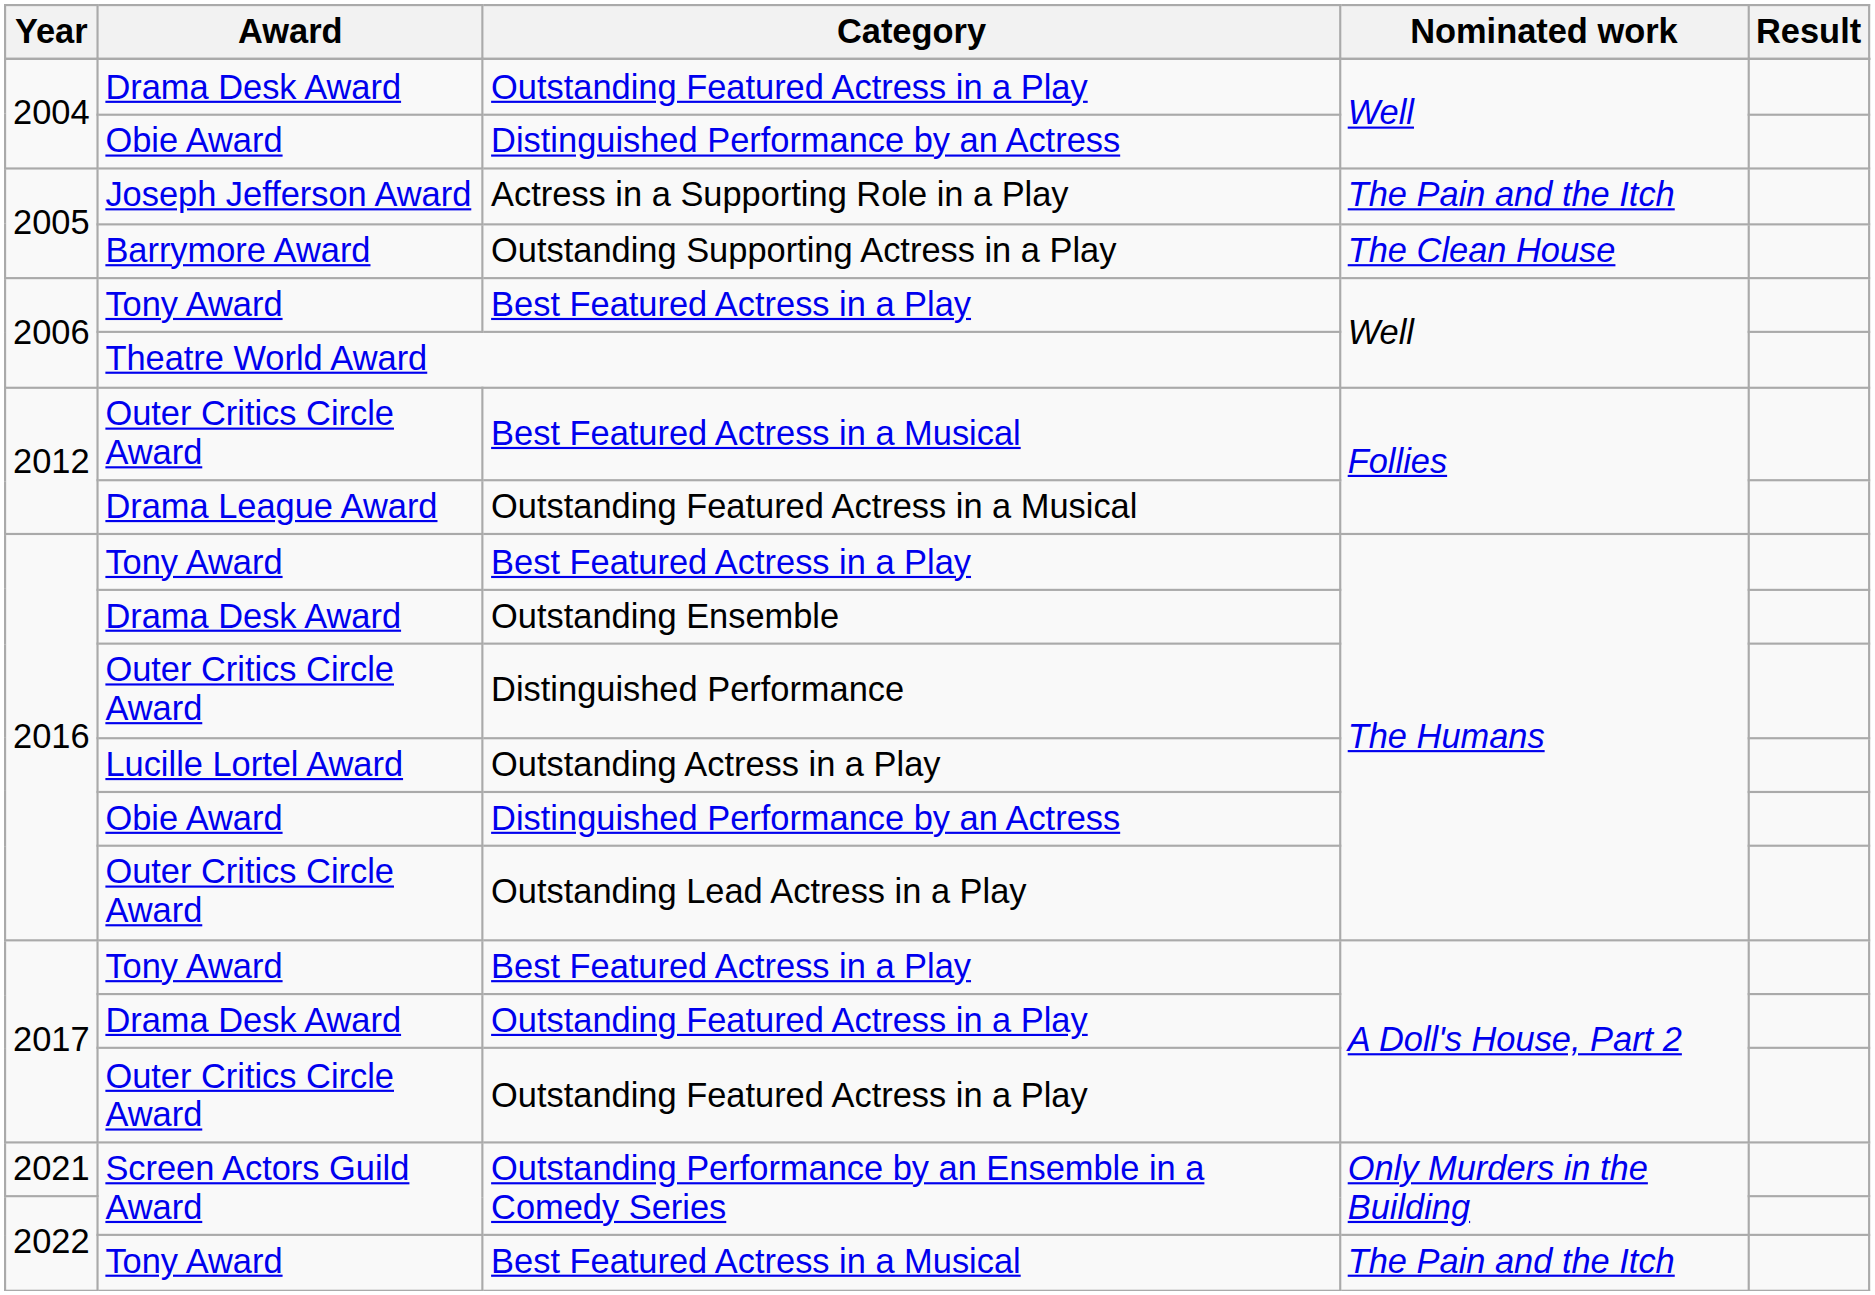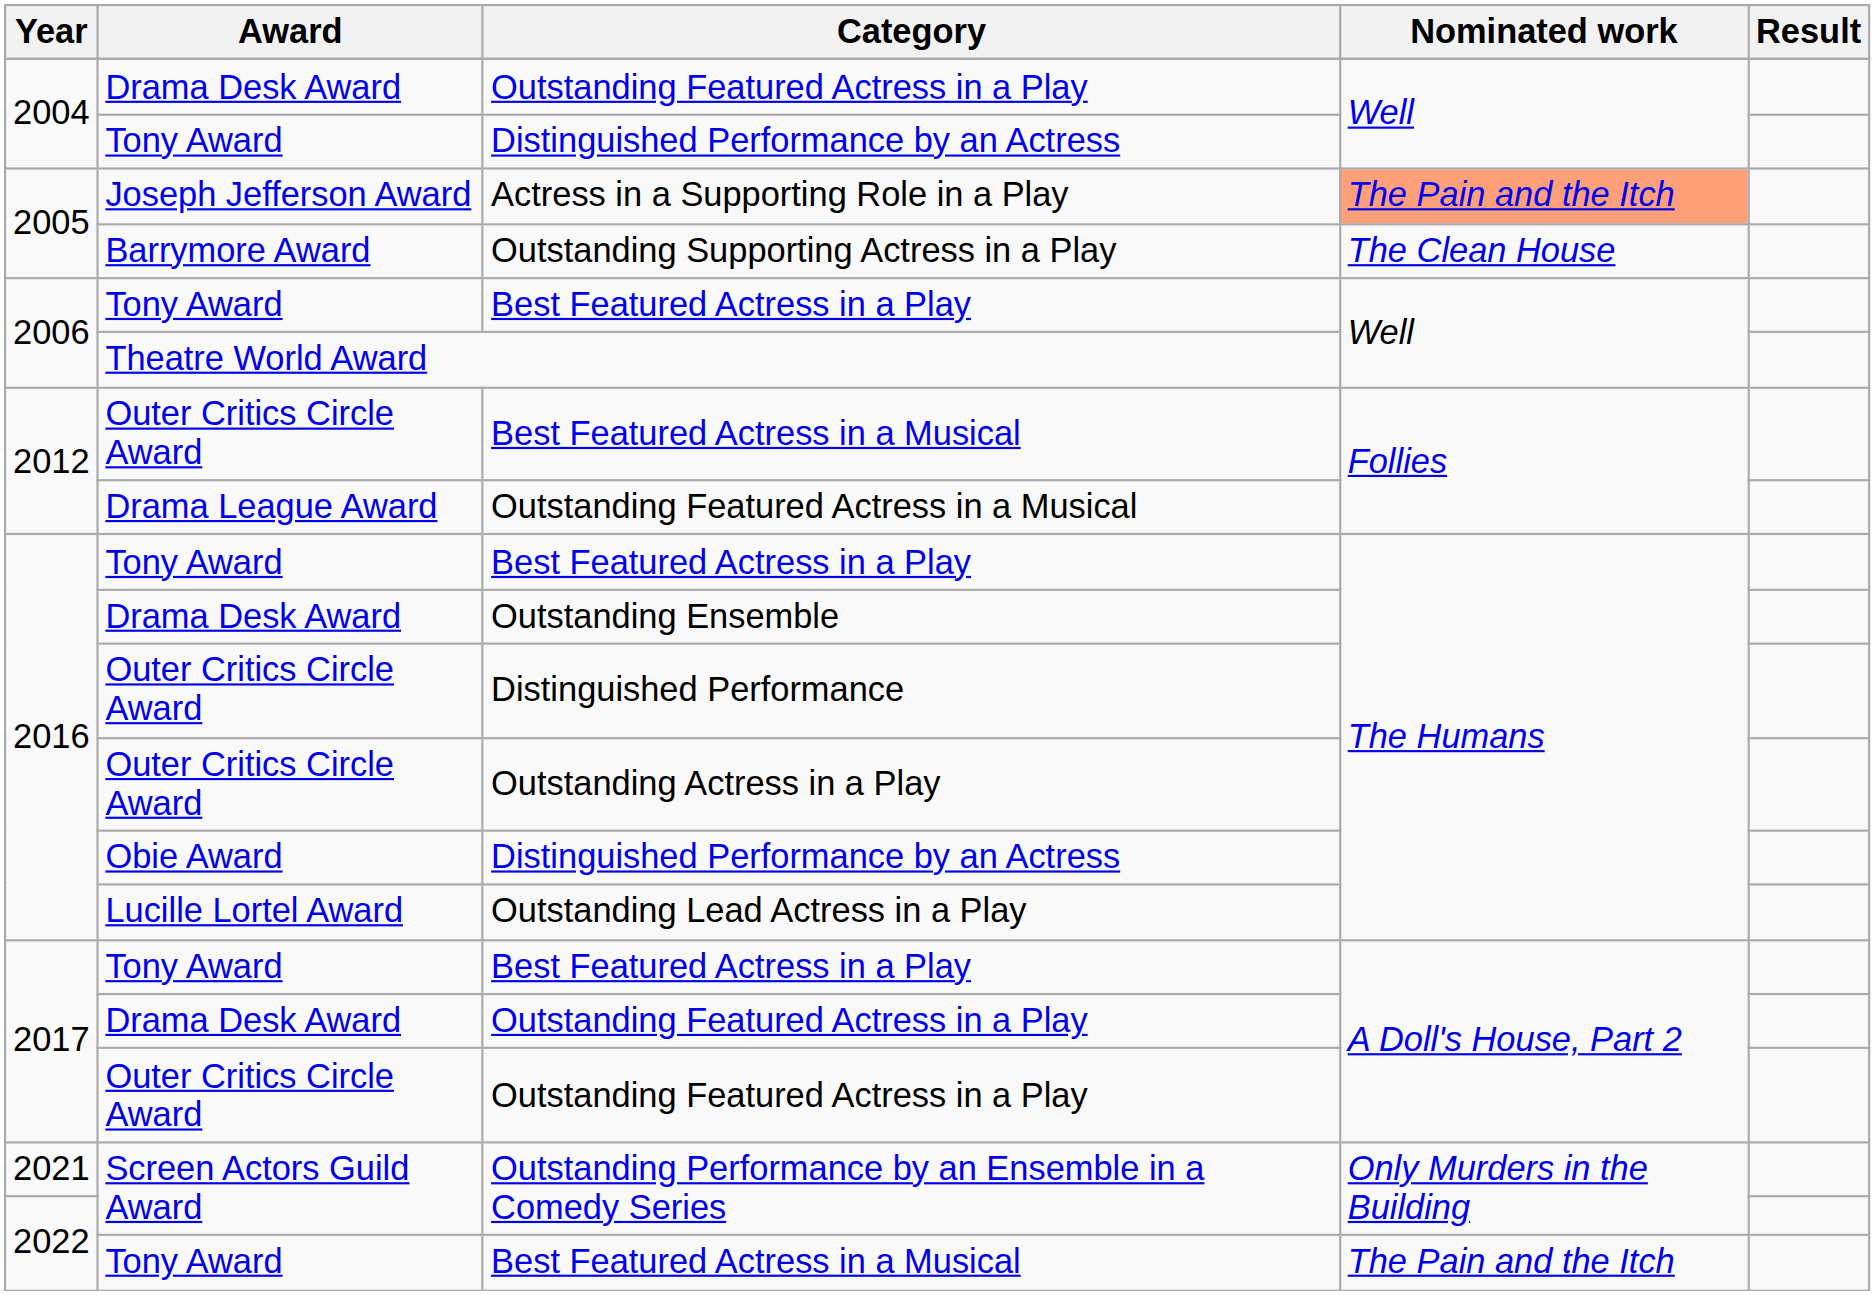(194, 140) Obie Award -> (194, 140) Tony Award
(1511, 195) no background -> (1511, 195) lightsalmon background
(254, 763) Lucille Lortel Award -> (250, 783) Outer Critics Circle Award
(250, 892) Outer Critics Circle Award -> (254, 911) Lucille Lortel Award
